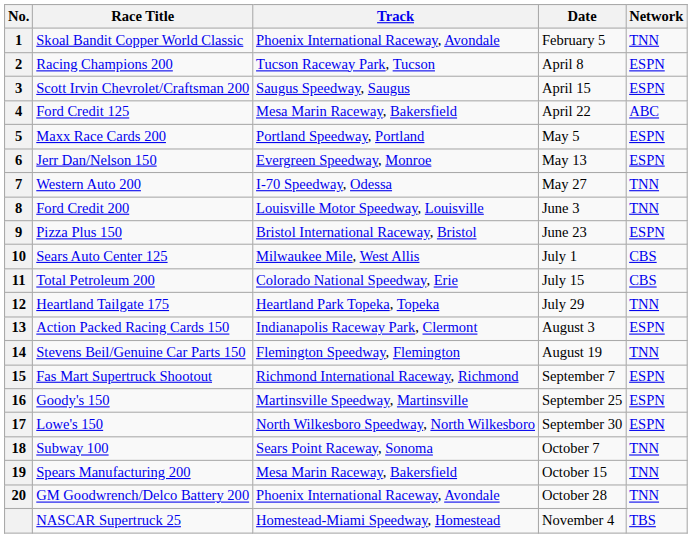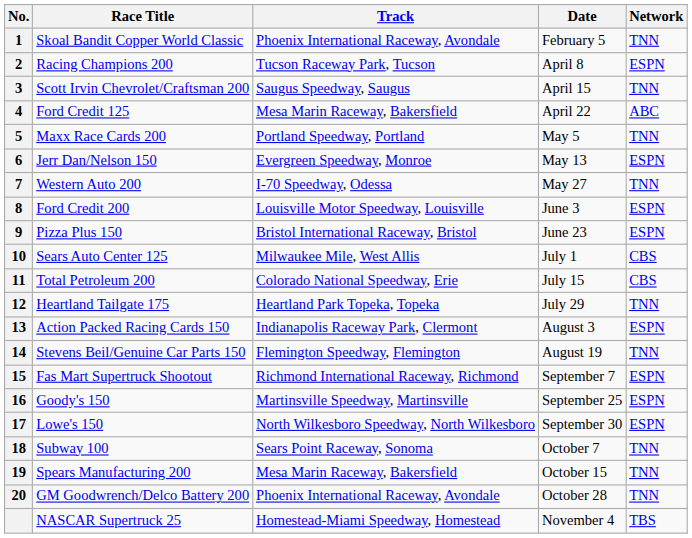(647, 88) ESPN -> (644, 88) TNN
(647, 136) ESPN -> (644, 136) TNN
(644, 208) TNN -> (647, 208) ESPN
